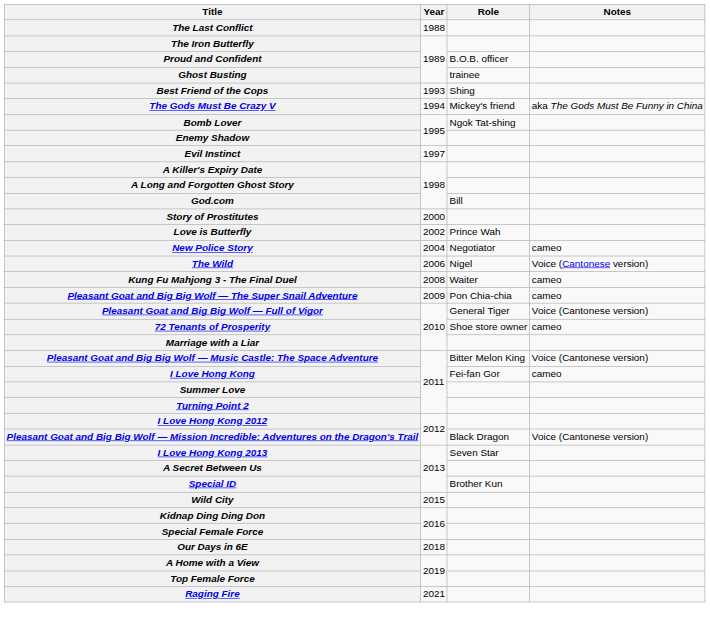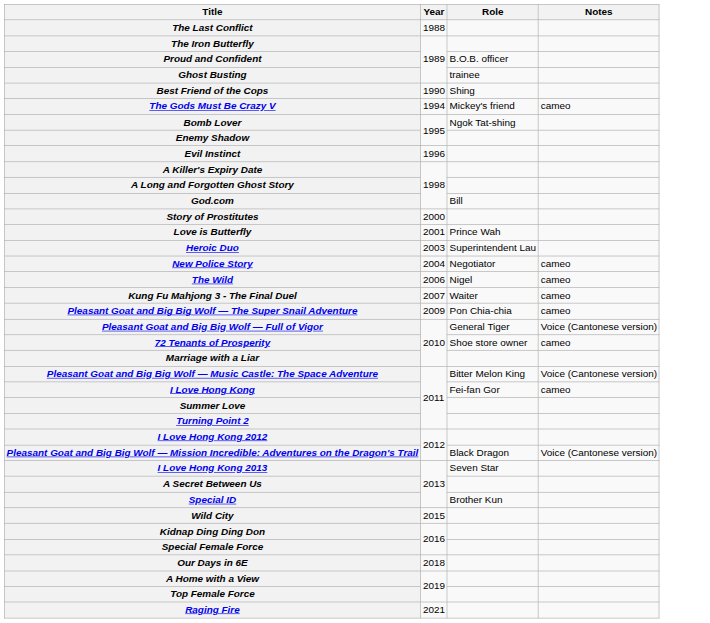(434, 91) 1993 -> (434, 91) 1990
(617, 106) aka The Gods Must Be Funny in China -> (556, 106) cameo
(434, 153) 1997 -> (434, 153) 1996
(434, 232) 2002 -> (434, 232) 2001
+ row: (212, 248)
(590, 264) Voice (Cantonese version) -> (556, 279) cameo
(434, 279) 2008 -> (434, 295) 2007
